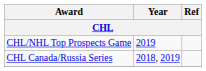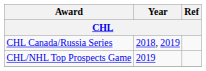rows swapped: (60, 58) <-> (69, 43)
